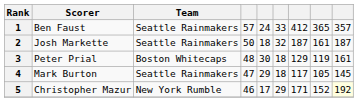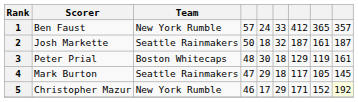(187, 28) Seattle Rainmakers -> (179, 28) New York Rumble
